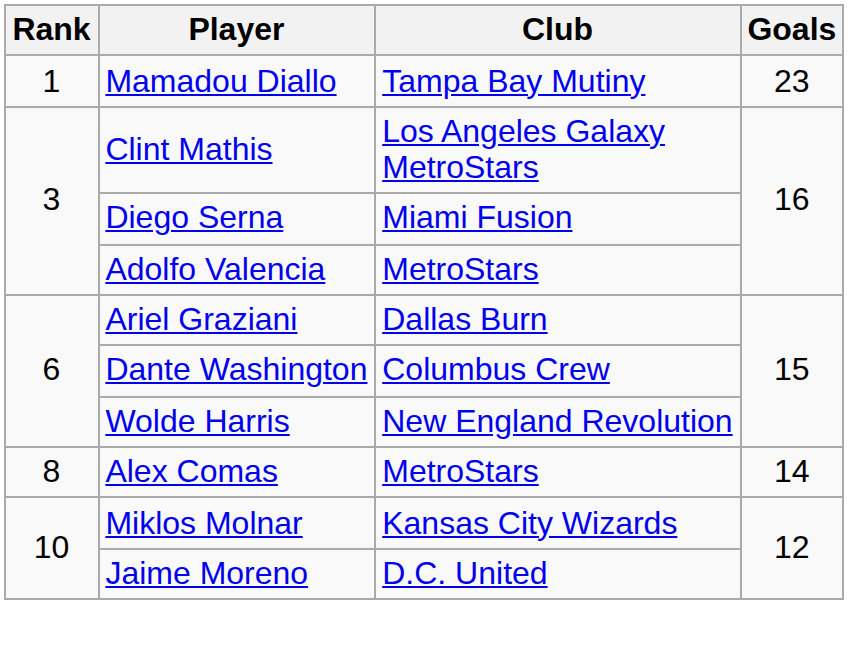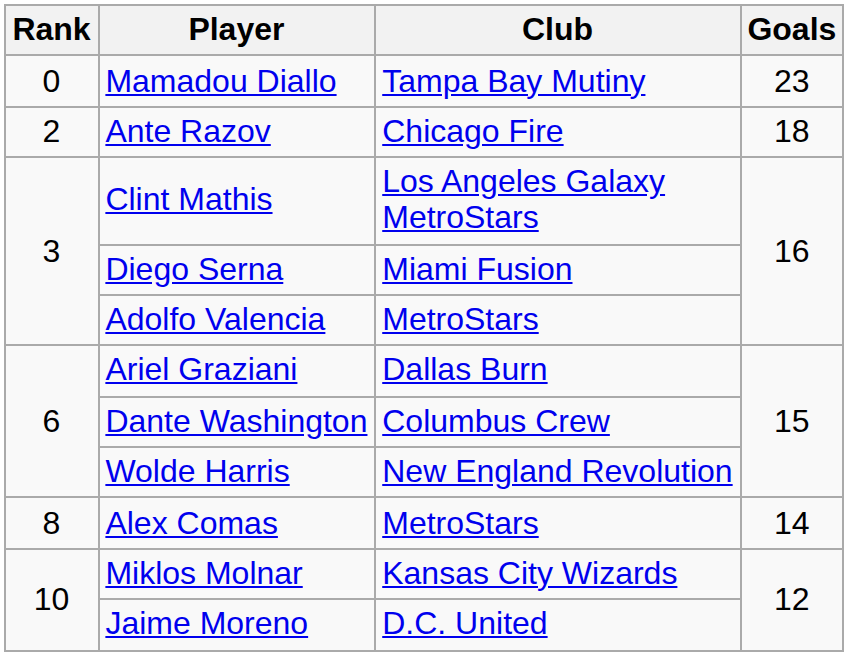(52, 80) 1 -> (52, 80) 0
+ row: (188, 131)
